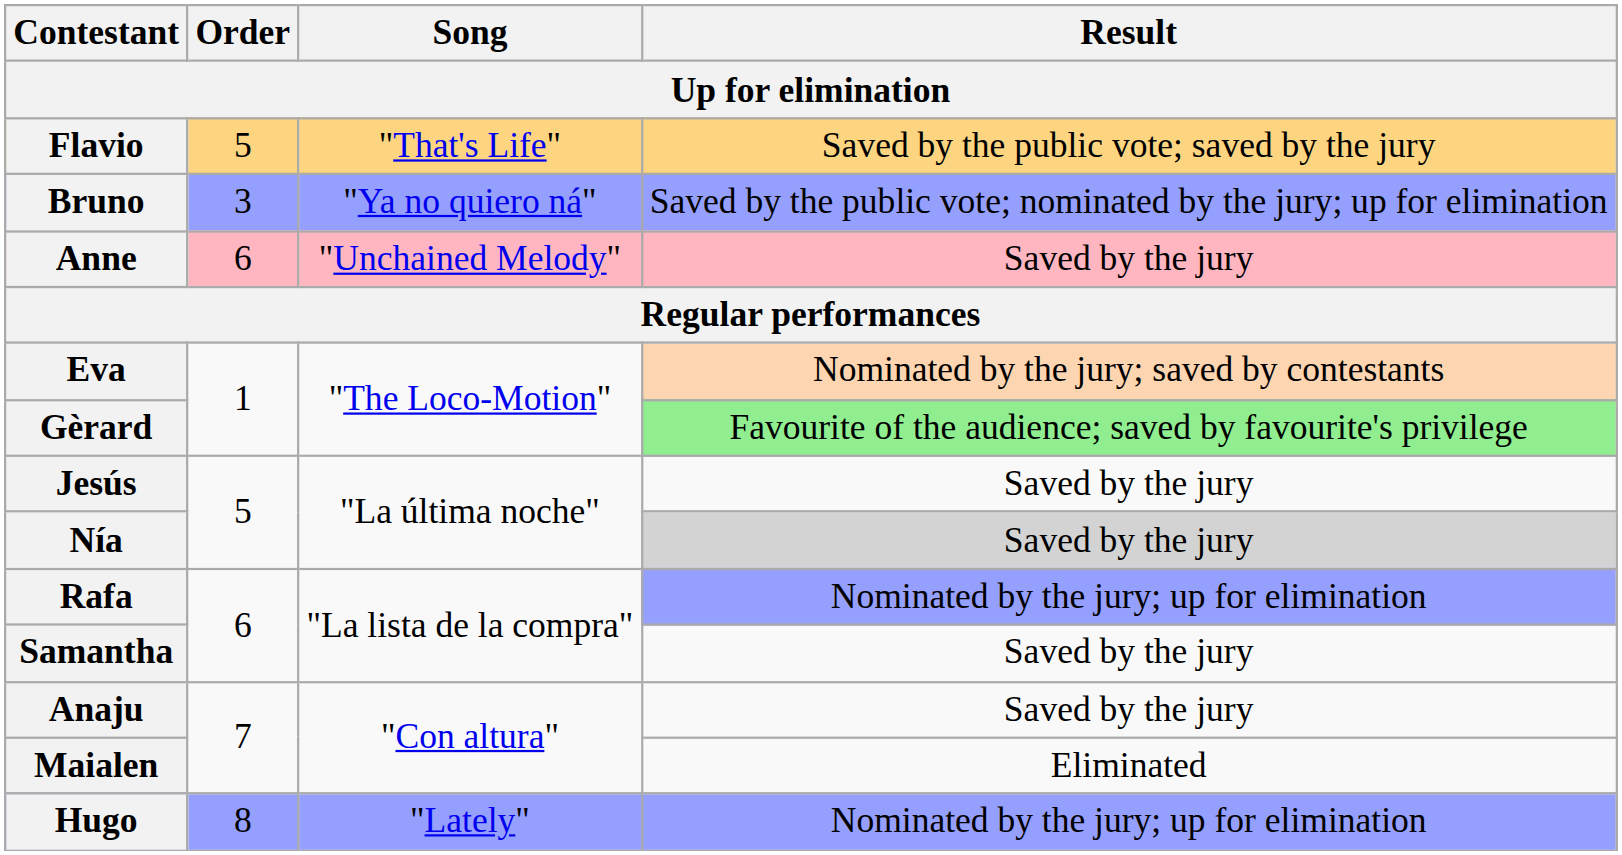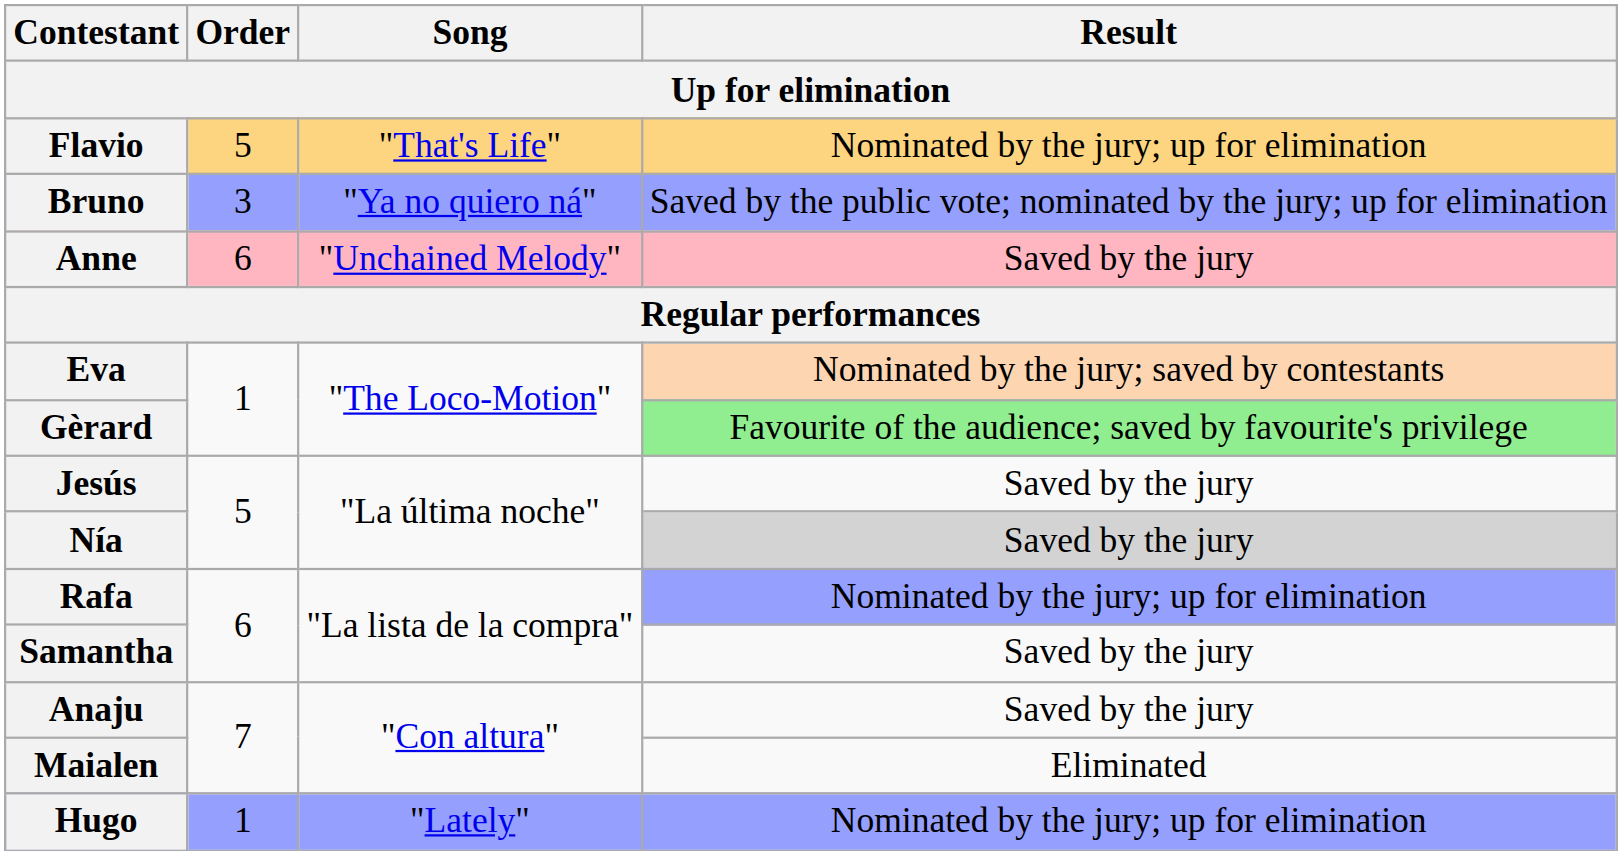(1129, 145) Saved by the public vote; saved by the jury -> (1129, 145) Nominated by the jury; up for elimination
(243, 821) 8 -> (243, 821) 1
